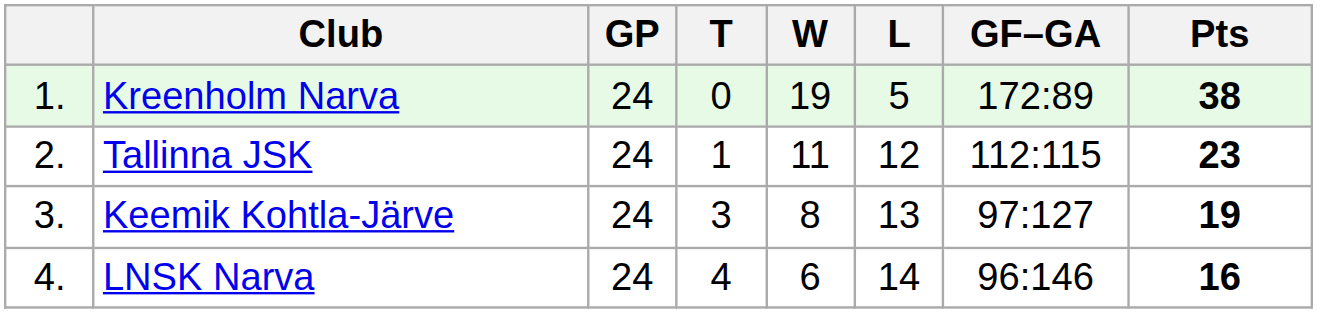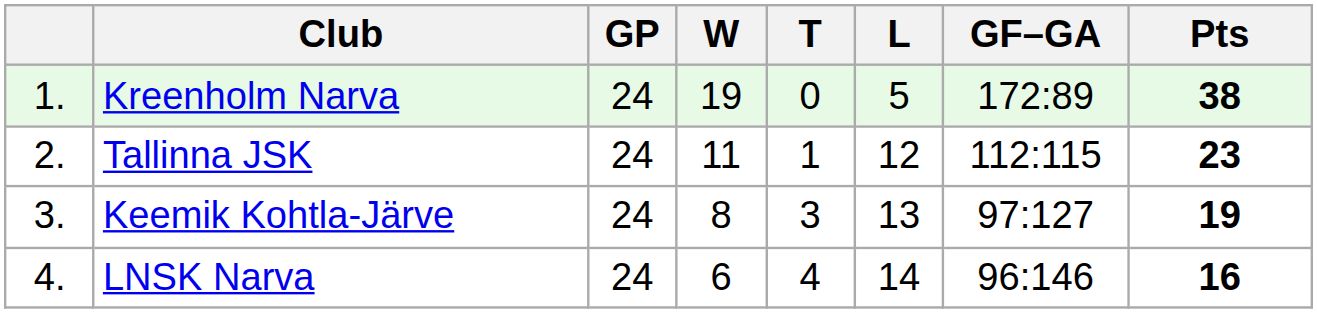columns swapped: (810, 34) <-> (721, 34)
